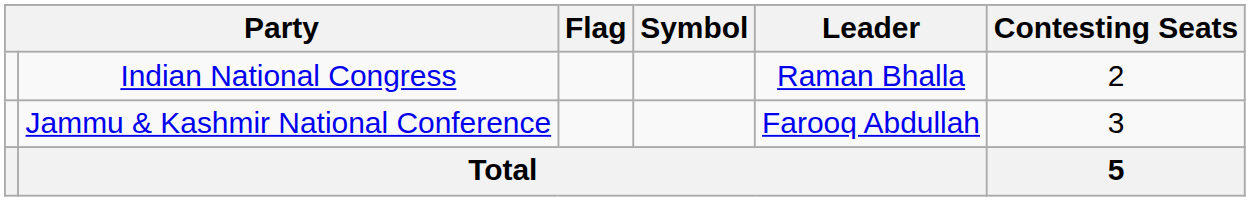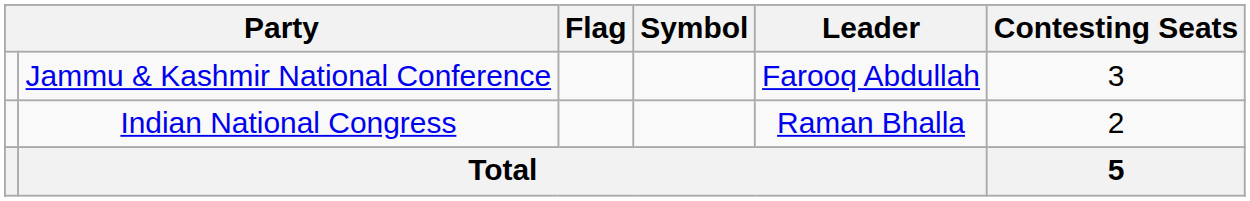rows swapped: (288, 123) <-> (288, 75)
